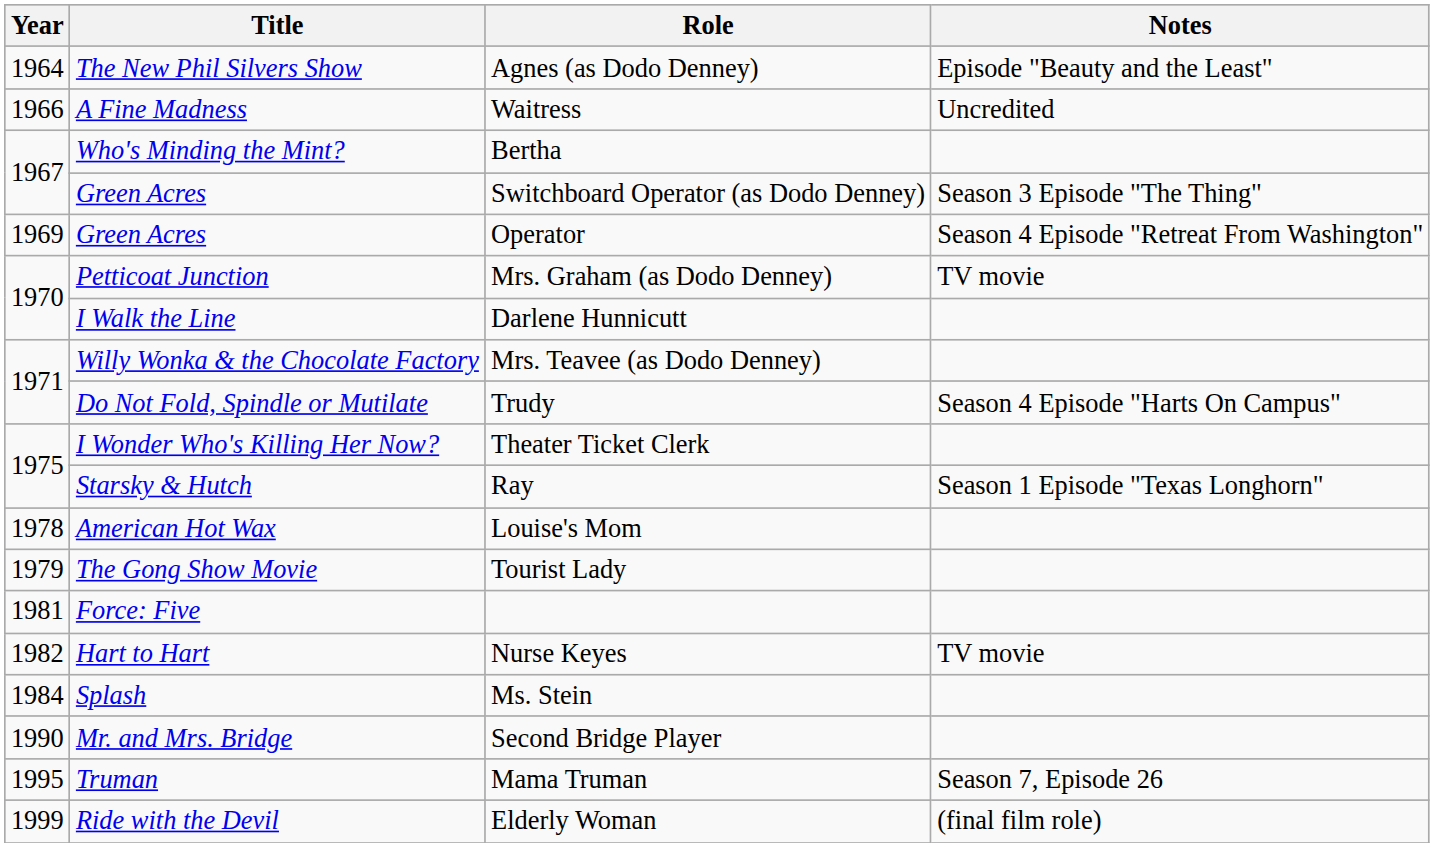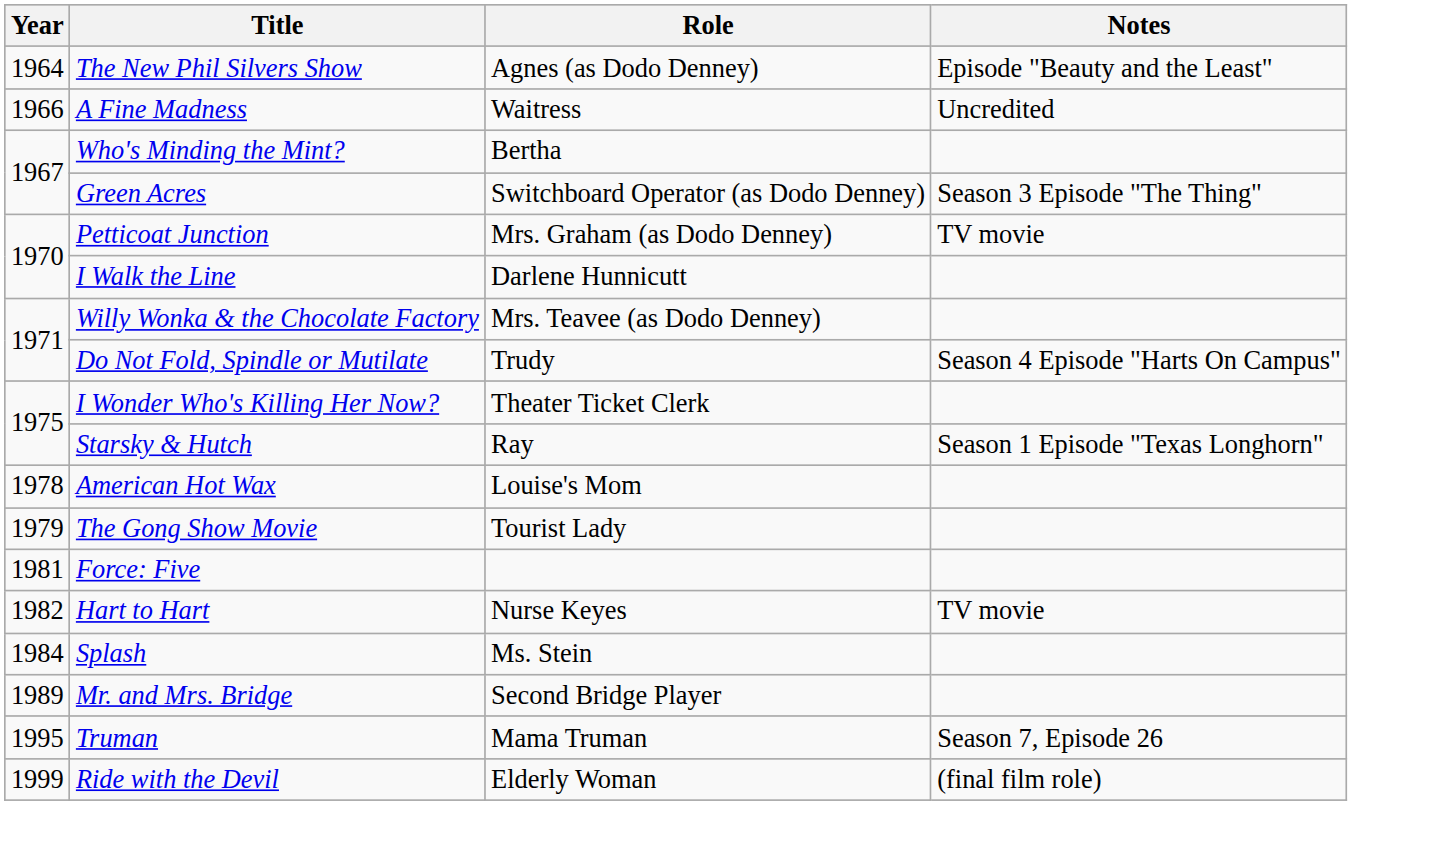- row: (538, 234)
(37, 737) 1990 -> (37, 695) 1989
